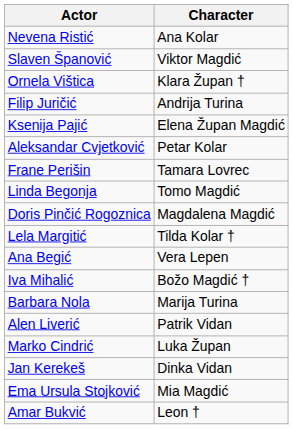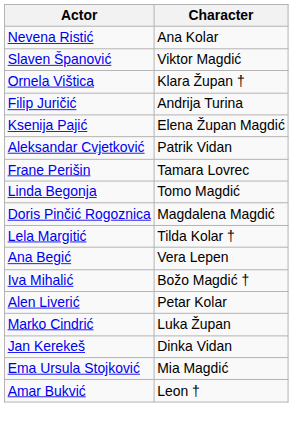(192, 147) Petar Kolar -> (195, 147) Patrik Vidan
- row: (49, 302)
(195, 324) Patrik Vidan -> (192, 302) Petar Kolar
